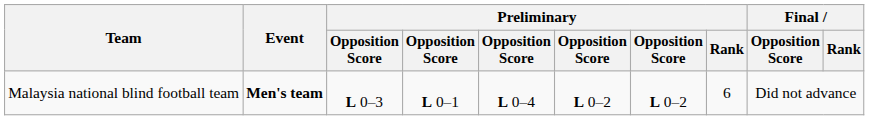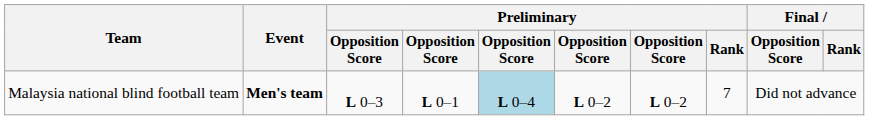(516, 102) no background -> (516, 102) lightblue background
(727, 93) 6 -> (727, 93) 7
